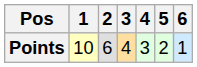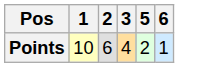- column: (145, 19)
